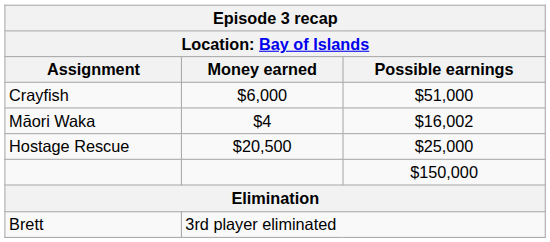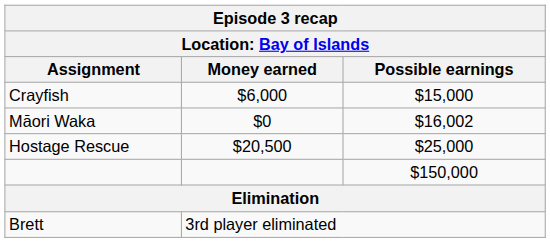(444, 95) $51,000 -> (444, 95) $15,000
(262, 121) $4 -> (262, 121) $0
